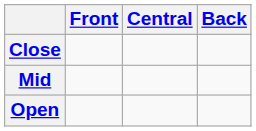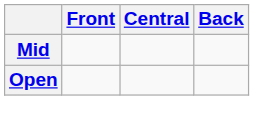- row: (35, 49)
